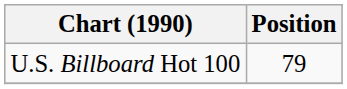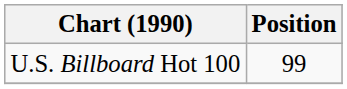(294, 63) 79 -> (294, 63) 99
